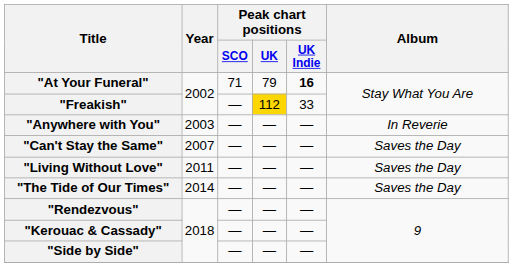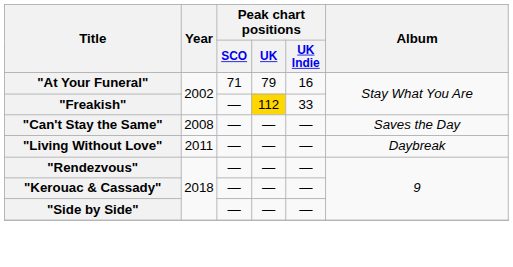(307, 83) bold -> (306, 83) normal
- row: (93, 125)
(200, 146) 2007 -> (199, 125) 2008
(417, 167) Saves the Day -> (417, 146) Daybreak
- row: (93, 188)
